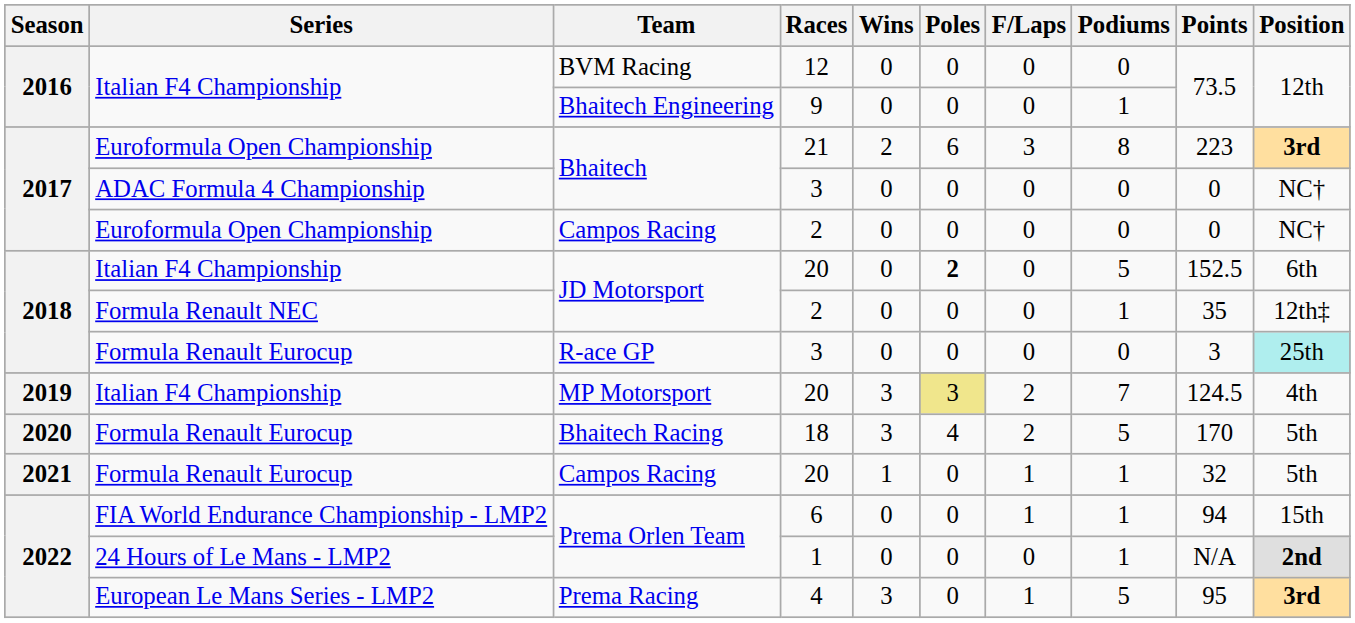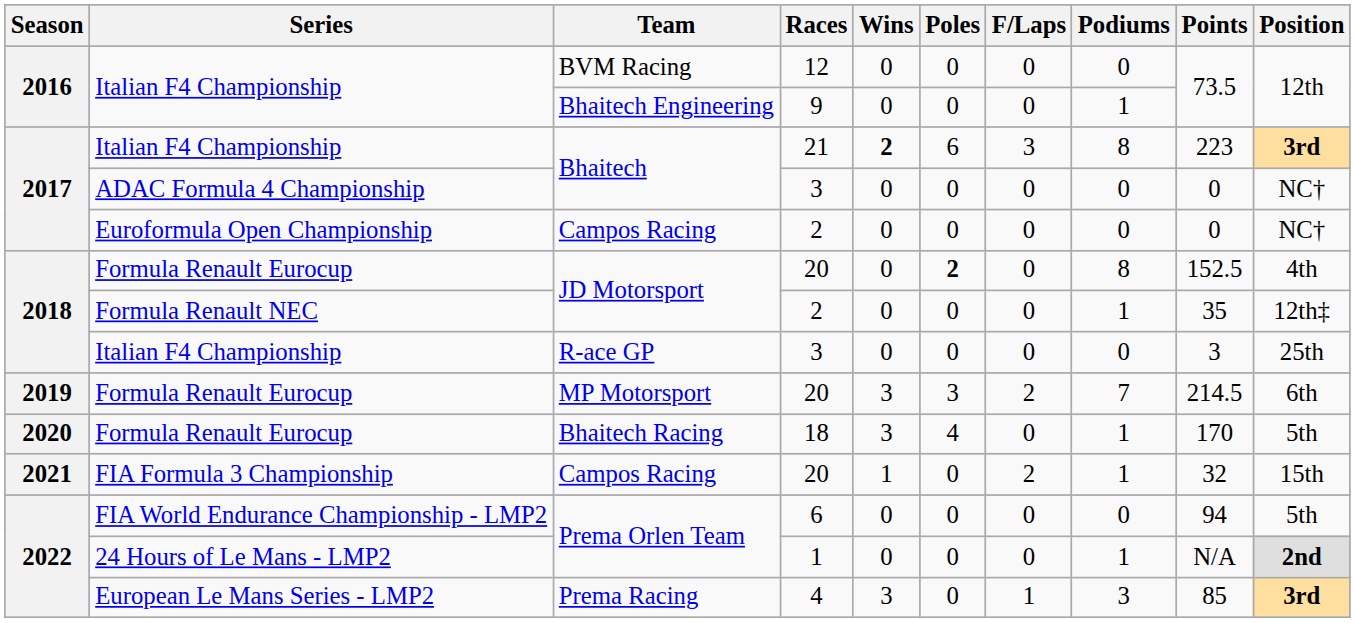(264, 147) Euroformula Open Championship -> (218, 147) Italian F4 Championship
(886, 147) normal -> (886, 147) bold
(218, 270) Italian F4 Championship -> (224, 270) Formula Renault Eurocup
(1124, 270) 5 -> (1124, 270) 8
(1302, 270) 6th -> (1302, 270) 4th
(224, 352) Formula Renault Eurocup -> (218, 352) Italian F4 Championship
(1302, 352) paleturquoise background -> (1302, 352) no background
(218, 392) Italian F4 Championship -> (224, 392) Formula Renault Eurocup
(953, 392) khaki background -> (953, 392) no background
(1215, 392) 124.5 -> (1215, 392) 214.5
(1302, 392) 4th -> (1302, 392) 6th
(1029, 433) 2 -> (1029, 433) 0
(1124, 433) 5 -> (1124, 433) 1
(224, 474) Formula Renault Eurocup -> (244, 474) FIA Formula 3 Championship
(1029, 474) 1 -> (1029, 474) 2
(1302, 474) 5th -> (1302, 474) 15th
(1029, 515) 1 -> (1029, 515) 0
(1124, 515) 1 -> (1124, 515) 0
(1302, 515) 15th -> (1302, 515) 5th
(1124, 597) 5 -> (1124, 597) 3
(1215, 597) 95 -> (1215, 597) 85
